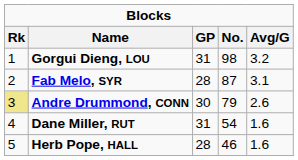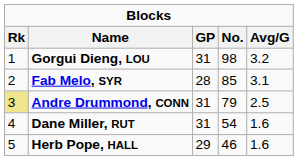(229, 81) 87 -> (229, 81) 85
(203, 102) 30 -> (203, 102) 31
(259, 102) 2.6 -> (259, 102) 2.5
(203, 145) 28 -> (203, 145) 29
